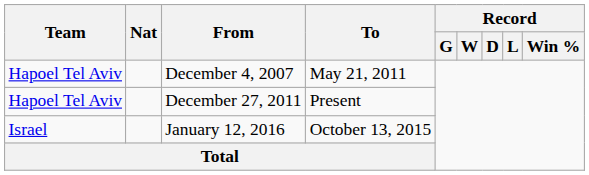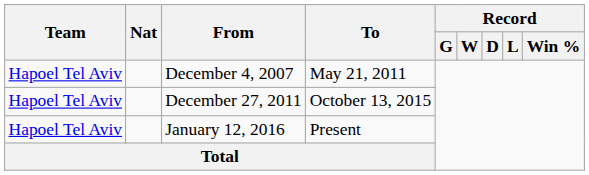(335, 101) Present -> (370, 101) October 13, 2015
(28, 128) Israel -> (65, 128) Hapoel Tel Aviv
(370, 128) October 13, 2015 -> (335, 128) Present
